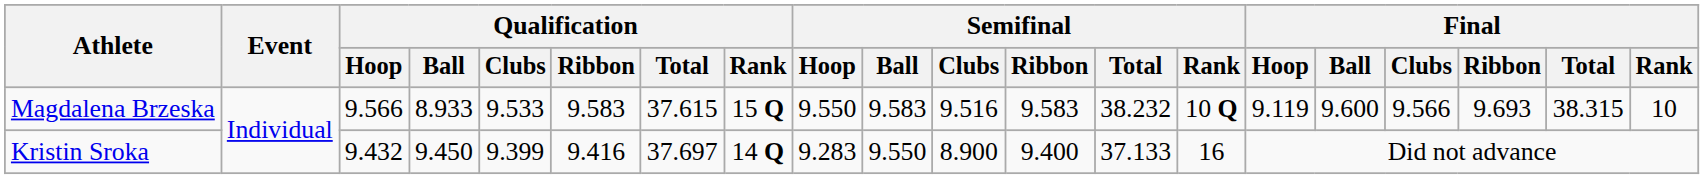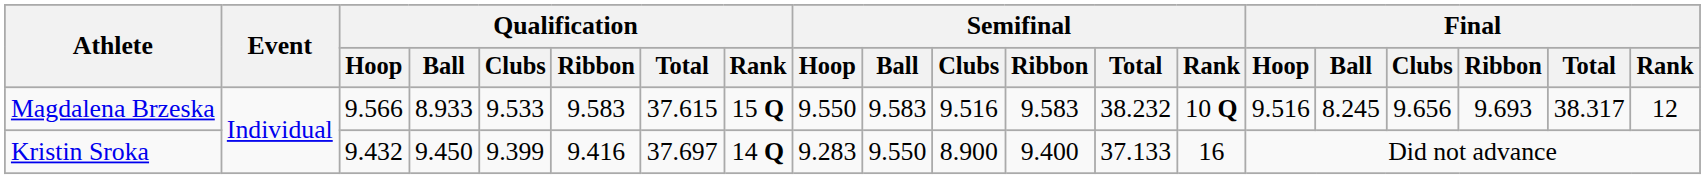(1280, 108) 9.119 -> (1281, 108) 9.516
(1350, 108) 9.600 -> (1351, 108) 8.245
(1421, 108) 9.566 -> (1422, 108) 9.656
(1588, 108) 38.315 -> (1589, 108) 38.317
(1664, 108) 10 -> (1665, 108) 12
